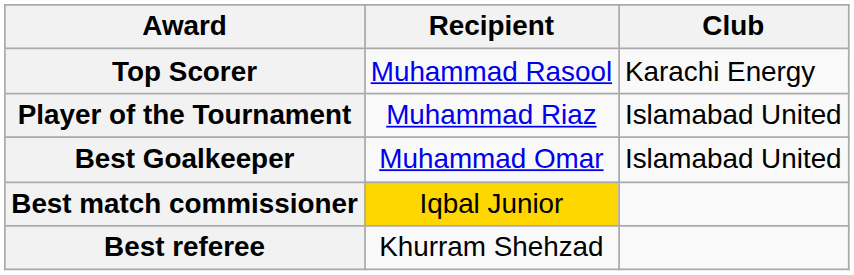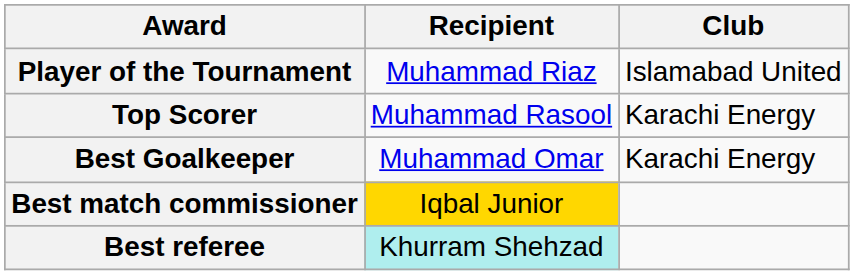rows swapped: (185, 70) <-> (185, 114)
(733, 159) Islamabad United -> (720, 159) Karachi Energy
(491, 247) no background -> (491, 247) paleturquoise background
